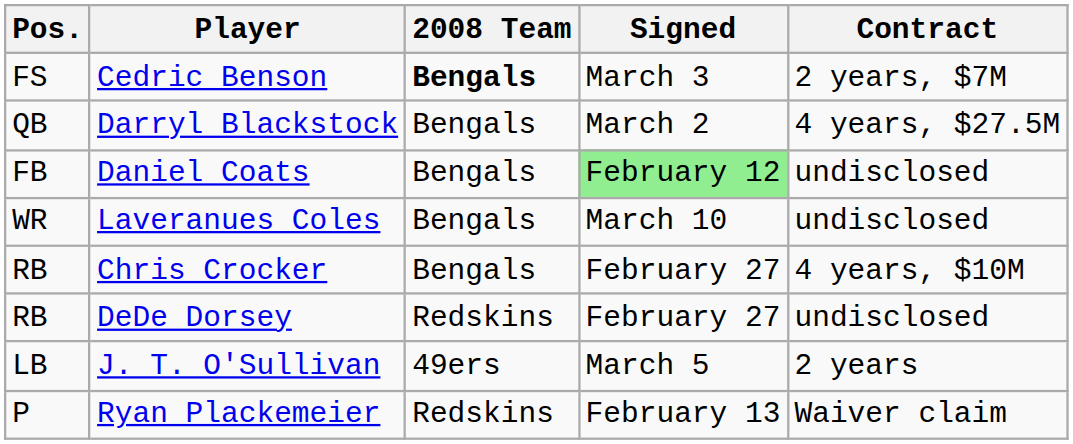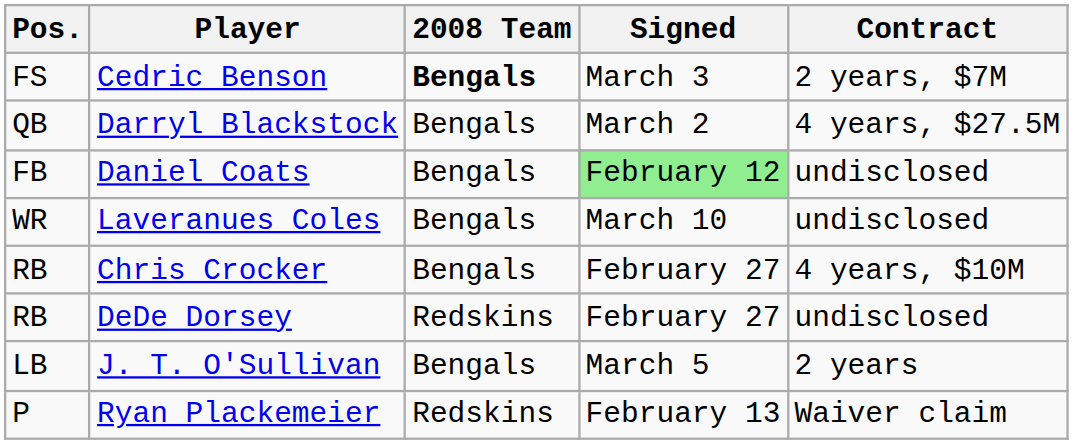(456, 366) 49ers -> (474, 366) Bengals
